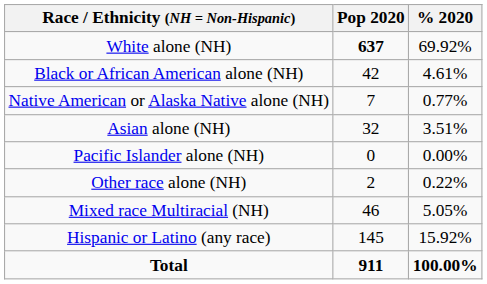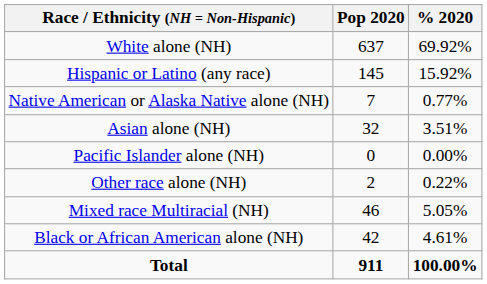(371, 45) bold -> (371, 45) normal
rows swapped: (169, 73) <-> (169, 237)
